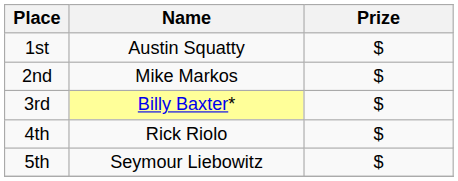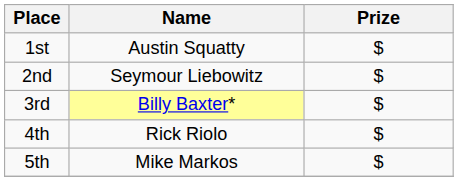(187, 76) Mike Markos -> (187, 76) Seymour Liebowitz
(187, 162) Seymour Liebowitz -> (187, 162) Mike Markos
